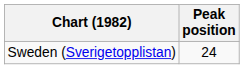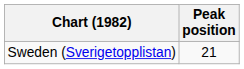(209, 52) 24 -> (209, 52) 21
